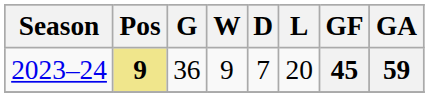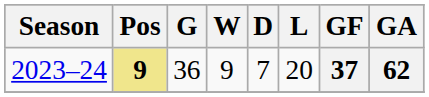(344, 69) 45 -> (344, 69) 37
(397, 69) 59 -> (397, 69) 62
